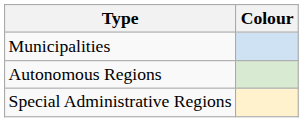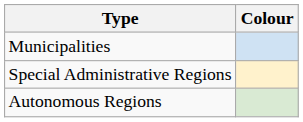rows swapped: (85, 74) <-> (120, 102)
